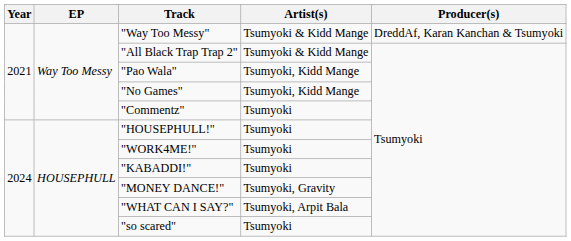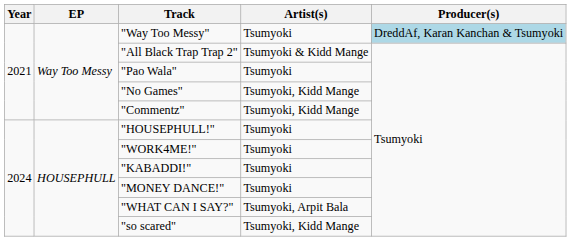(306, 33) Tsumyoki & Kidd Mange -> (268, 33) Tsumyoki
(469, 33) no background -> (469, 33) lightblue background
(301, 71) Tsumyoki, Kidd Mange -> (268, 71) Tsumyoki
(268, 110) Tsumyoki -> (301, 110) Tsumyoki, Kidd Mange
(289, 187) Tsumyoki, Gravity -> (268, 187) Tsumyoki
(268, 226) Tsumyoki -> (301, 226) Tsumyoki, Kidd Mange
